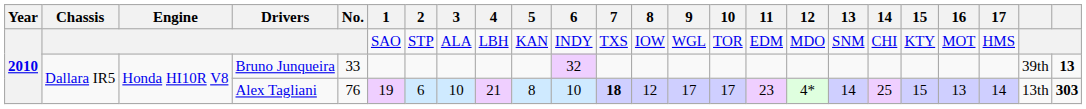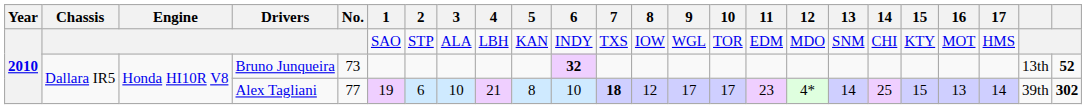(353, 65) 33 -> (353, 65) 73
(574, 65) normal -> (574, 65) bold
(1035, 65) 39th -> (1035, 65) 13th
(1067, 65) 13 -> (1067, 65) 52
(353, 90) 76 -> (353, 90) 77
(1035, 90) 13th -> (1035, 90) 39th
(1067, 90) 303 -> (1067, 90) 302
